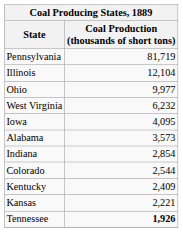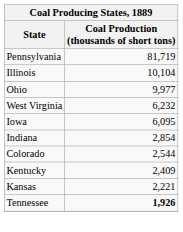(161, 73) 12,104 -> (161, 73) 10,104
(164, 121) 4,095 -> (164, 121) 6,095
- row: (25, 138)
